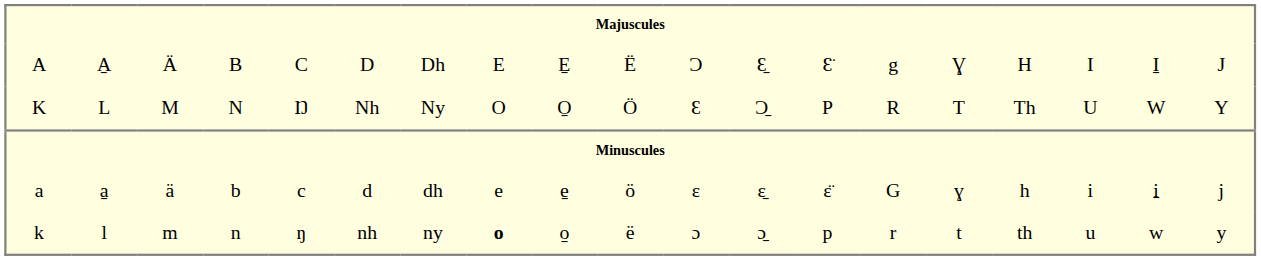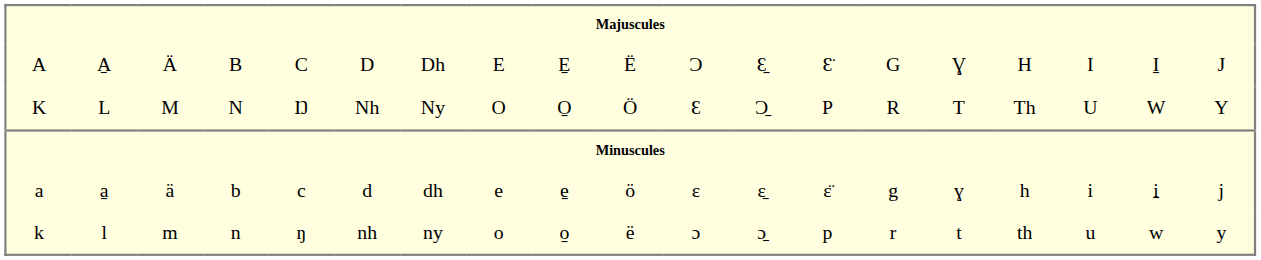(893, 64) g -> (893, 64) G
(893, 190) G -> (893, 190) g
(499, 233) bold -> (499, 233) normal
